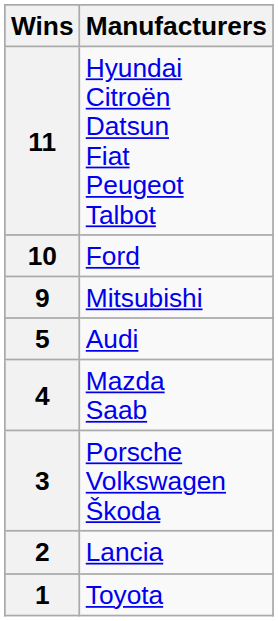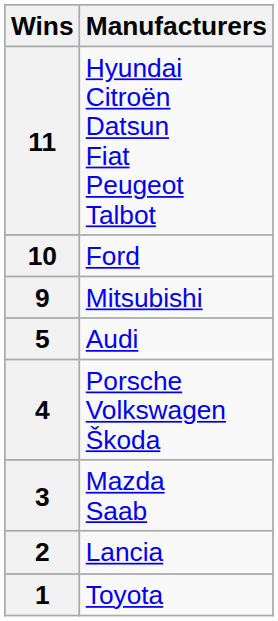(125, 396) Mazda Saab -> (156, 410) Porsche Volkswagen Škoda
(156, 482) Porsche Volkswagen Škoda -> (125, 496) Mazda Saab
